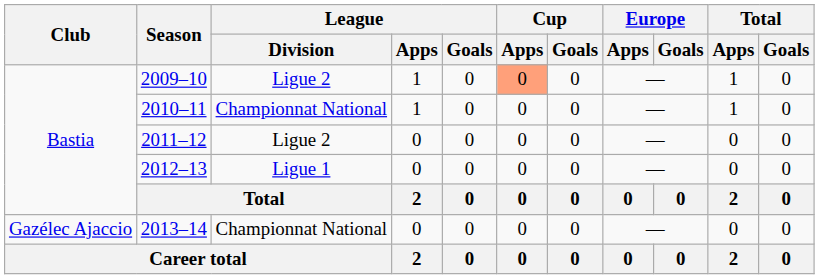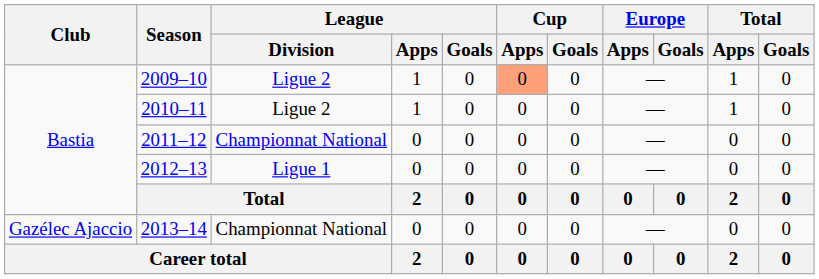(301, 109) Championnat National -> (301, 109) Ligue 2
(301, 139) Ligue 2 -> (301, 139) Championnat National
